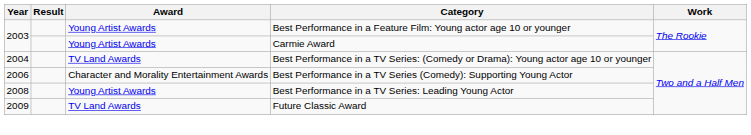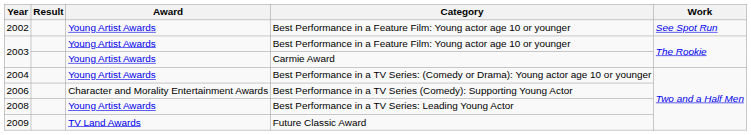+ row: (18, 28)
(104, 59) TV Land Awards -> (112, 75) Young Artist Awards
